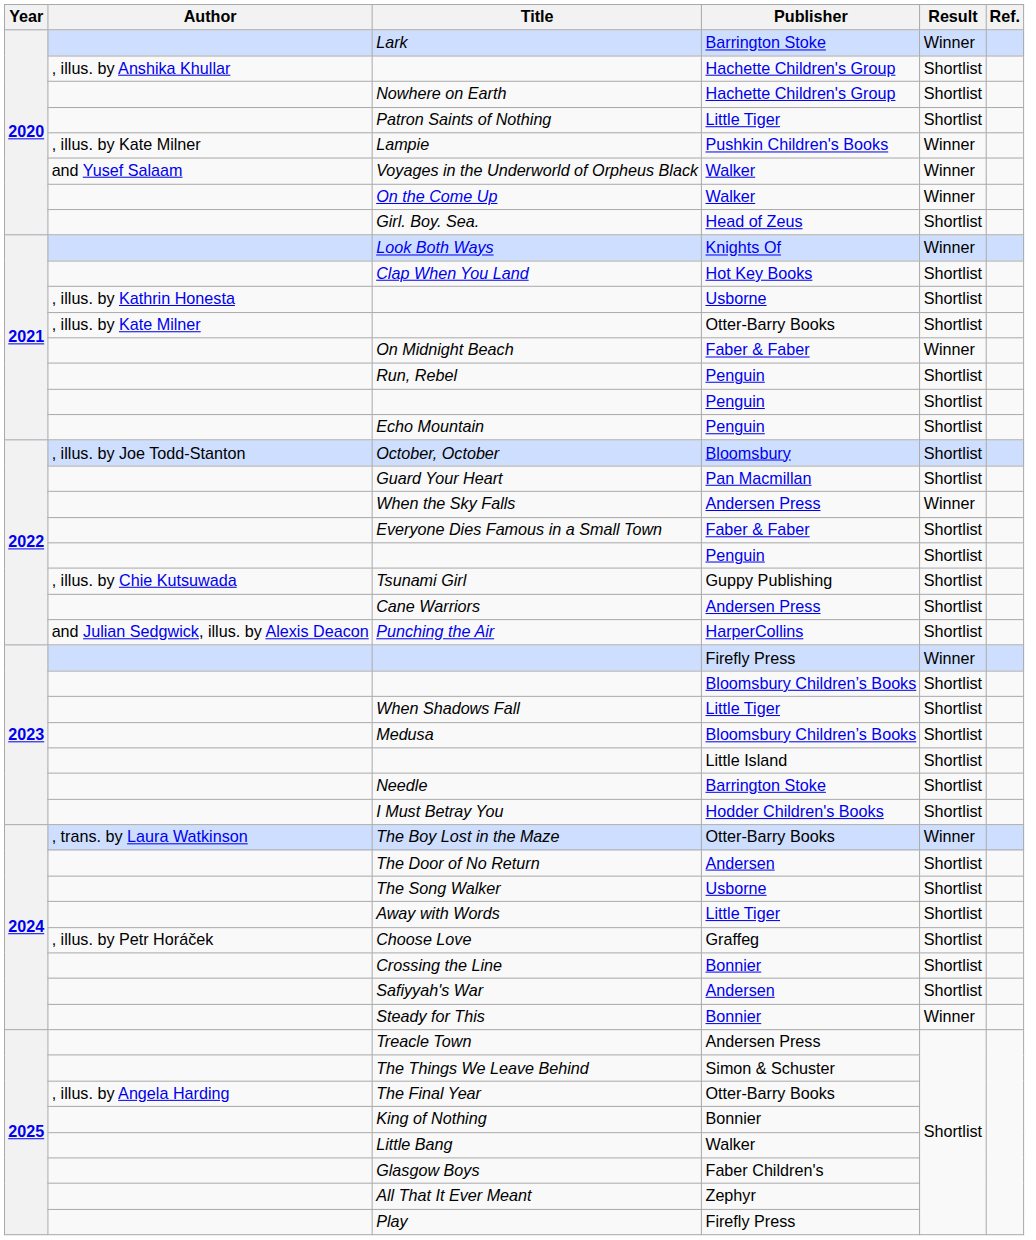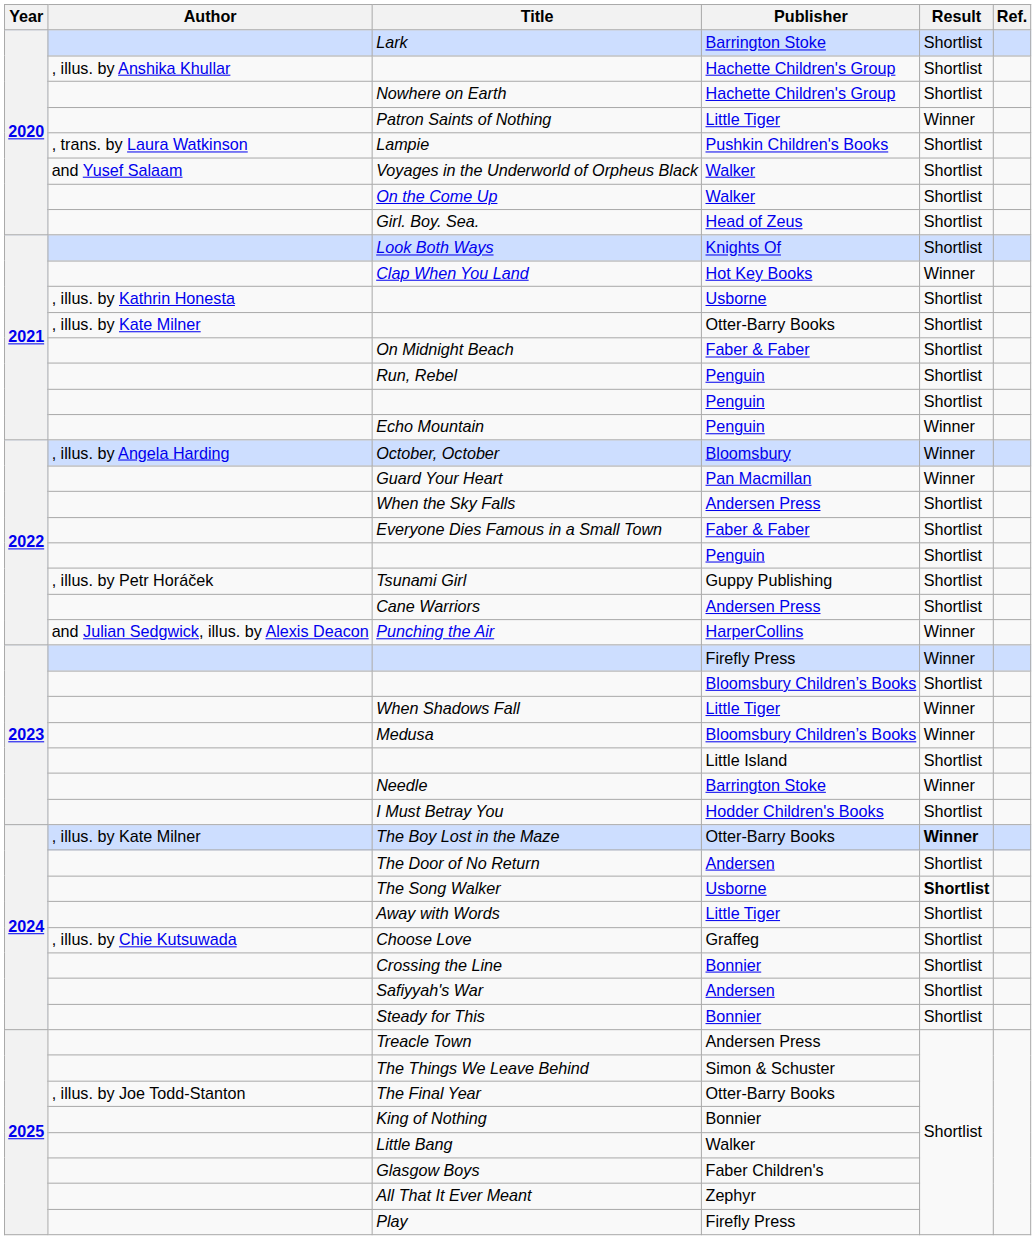(949, 42) Winner -> (953, 42) Shortlist
(953, 119) Shortlist -> (949, 119) Winner
(126, 145) , illus. by Kate Milner -> (150, 145) , trans. by Laura Watkinson
(949, 145) Winner -> (953, 145) Shortlist
(949, 171) Winner -> (953, 171) Shortlist
(949, 196) Winner -> (953, 196) Shortlist
(949, 247) Winner -> (953, 247) Shortlist
(953, 273) Shortlist -> (949, 273) Winner
(949, 350) Winner -> (953, 350) Shortlist
(953, 427) Shortlist -> (949, 427) Winner
(149, 453) , illus. by Joe Todd-Stanton -> (141, 453) , illus. by Angela Harding
(953, 453) Shortlist -> (949, 453) Winner
(953, 478) Shortlist -> (949, 478) Winner
(949, 504) Winner -> (953, 504) Shortlist
(144, 581) , illus. by Chie Kutsuwada -> (132, 581) , illus. by Petr Horáček
(953, 632) Shortlist -> (949, 632) Winner
(953, 709) Shortlist -> (949, 709) Winner
(953, 734) Shortlist -> (949, 734) Winner
(953, 786) Shortlist -> (949, 786) Winner
(150, 837) , trans. by Laura Watkinson -> (126, 837) , illus. by Kate Milner
(949, 837) normal -> (951, 837) bold
(953, 888) normal -> (957, 888) bold
(132, 939) , illus. by Petr Horáček -> (144, 939) , illus. by Chie Kutsuwada
(949, 1016) Winner -> (953, 1016) Shortlist
(141, 1093) , illus. by Angela Harding -> (149, 1093) , illus. by Joe Todd-Stanton
